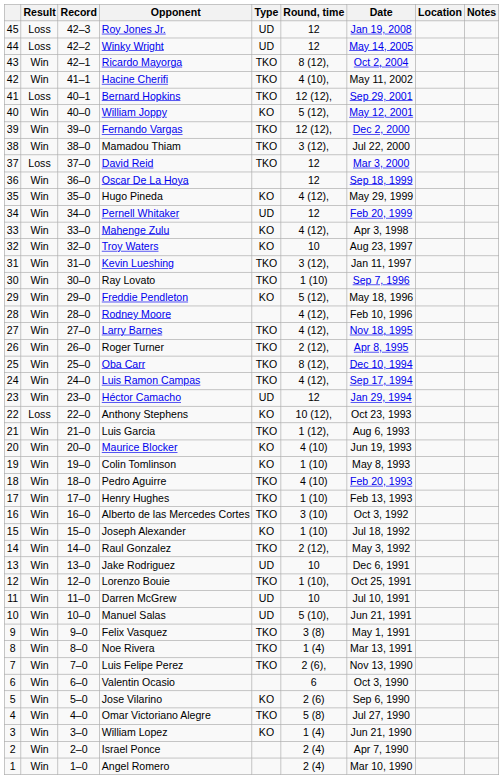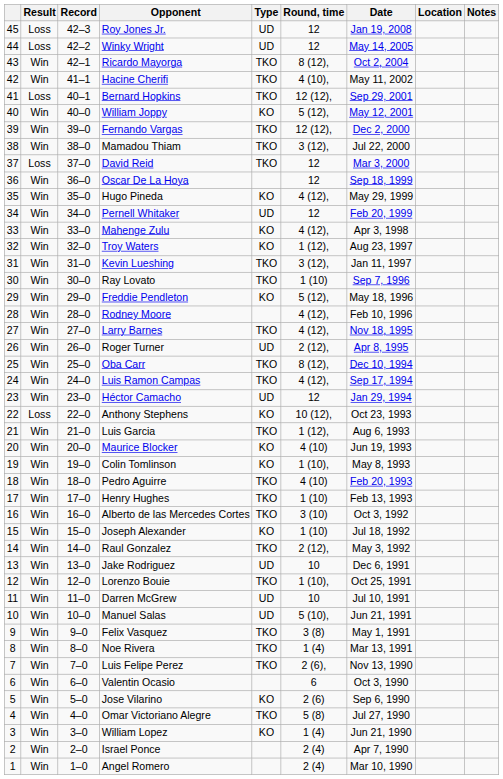(314, 247) 10 -> (314, 247) 1 (12),
(266, 347) TKO -> (266, 347) UD
(314, 465) 1 (10) -> (314, 465) 1 (10),
